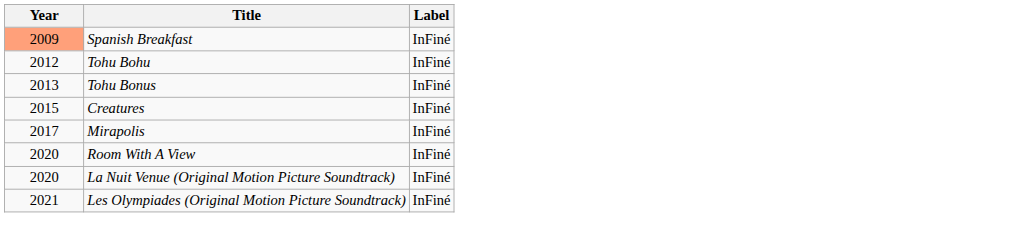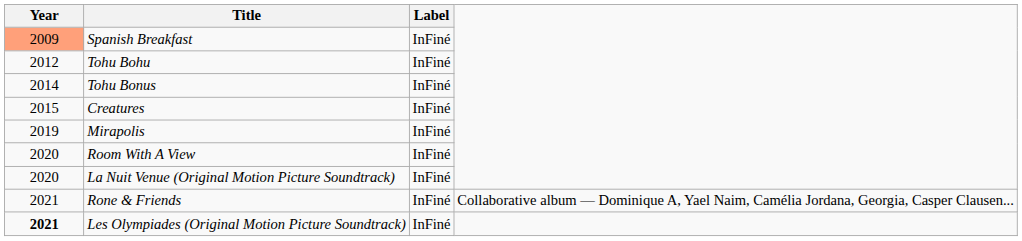(44, 85) 2013 -> (44, 85) 2014
(44, 131) 2017 -> (44, 131) 2019
+ row: (134, 200)
(44, 200) normal -> (44, 223) bold
